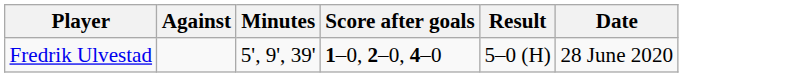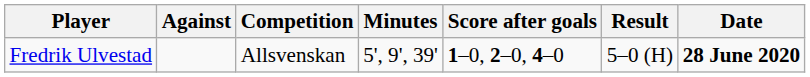+ column: (297, 21)
(617, 54) normal -> (741, 54) bold
